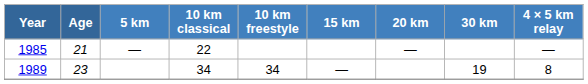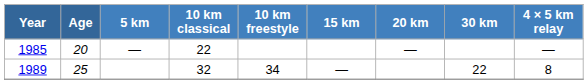(81, 49) 21 -> (81, 49) 20
(81, 69) 23 -> (81, 69) 25
(204, 69) 34 -> (204, 69) 32
(479, 69) 19 -> (479, 69) 22
